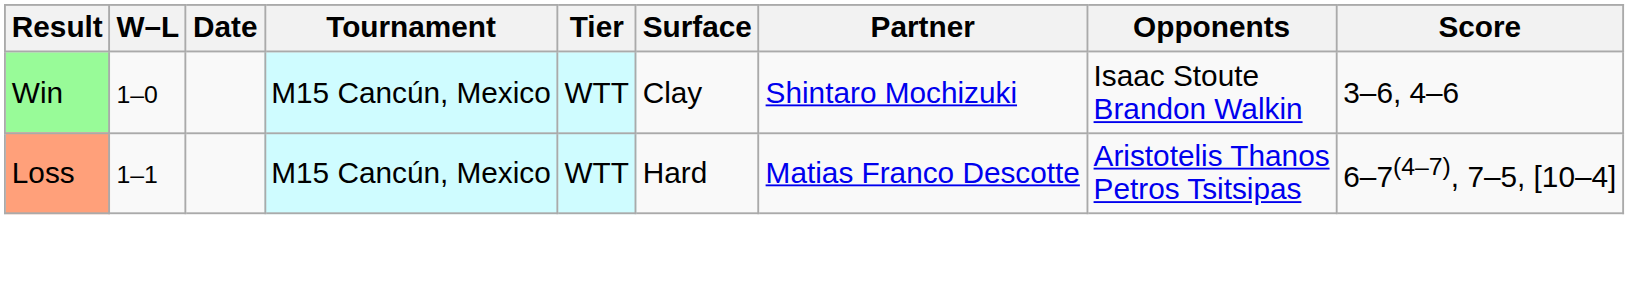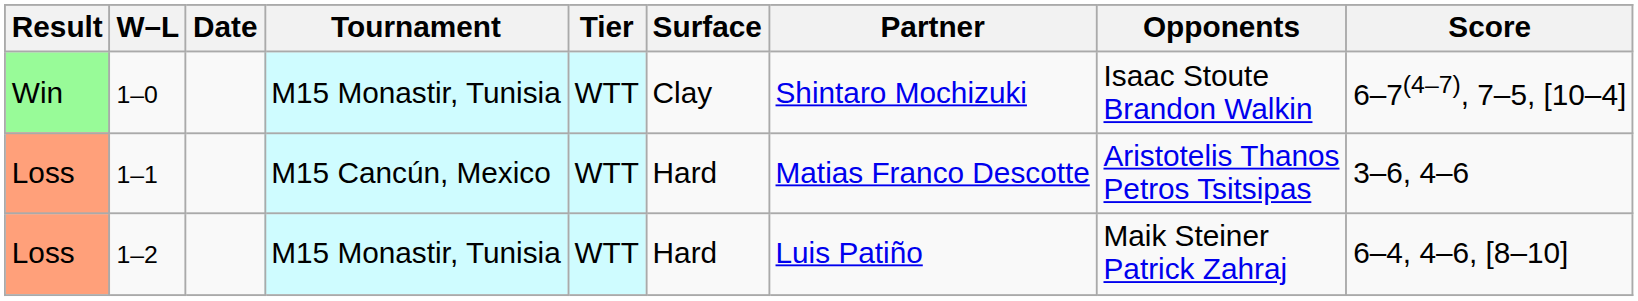(411, 92) M15 Cancún, Mexico -> (416, 92) M15 Monastir, Tunisia
(1401, 92) 3–6, 4–6 -> (1490, 92) 6–7(4–7), 7–5, [10–4]
(1480, 172) 6–7(4–7), 7–5, [10–4] -> (1411, 172) 3–6, 4–6
+ row: (137, 255)
